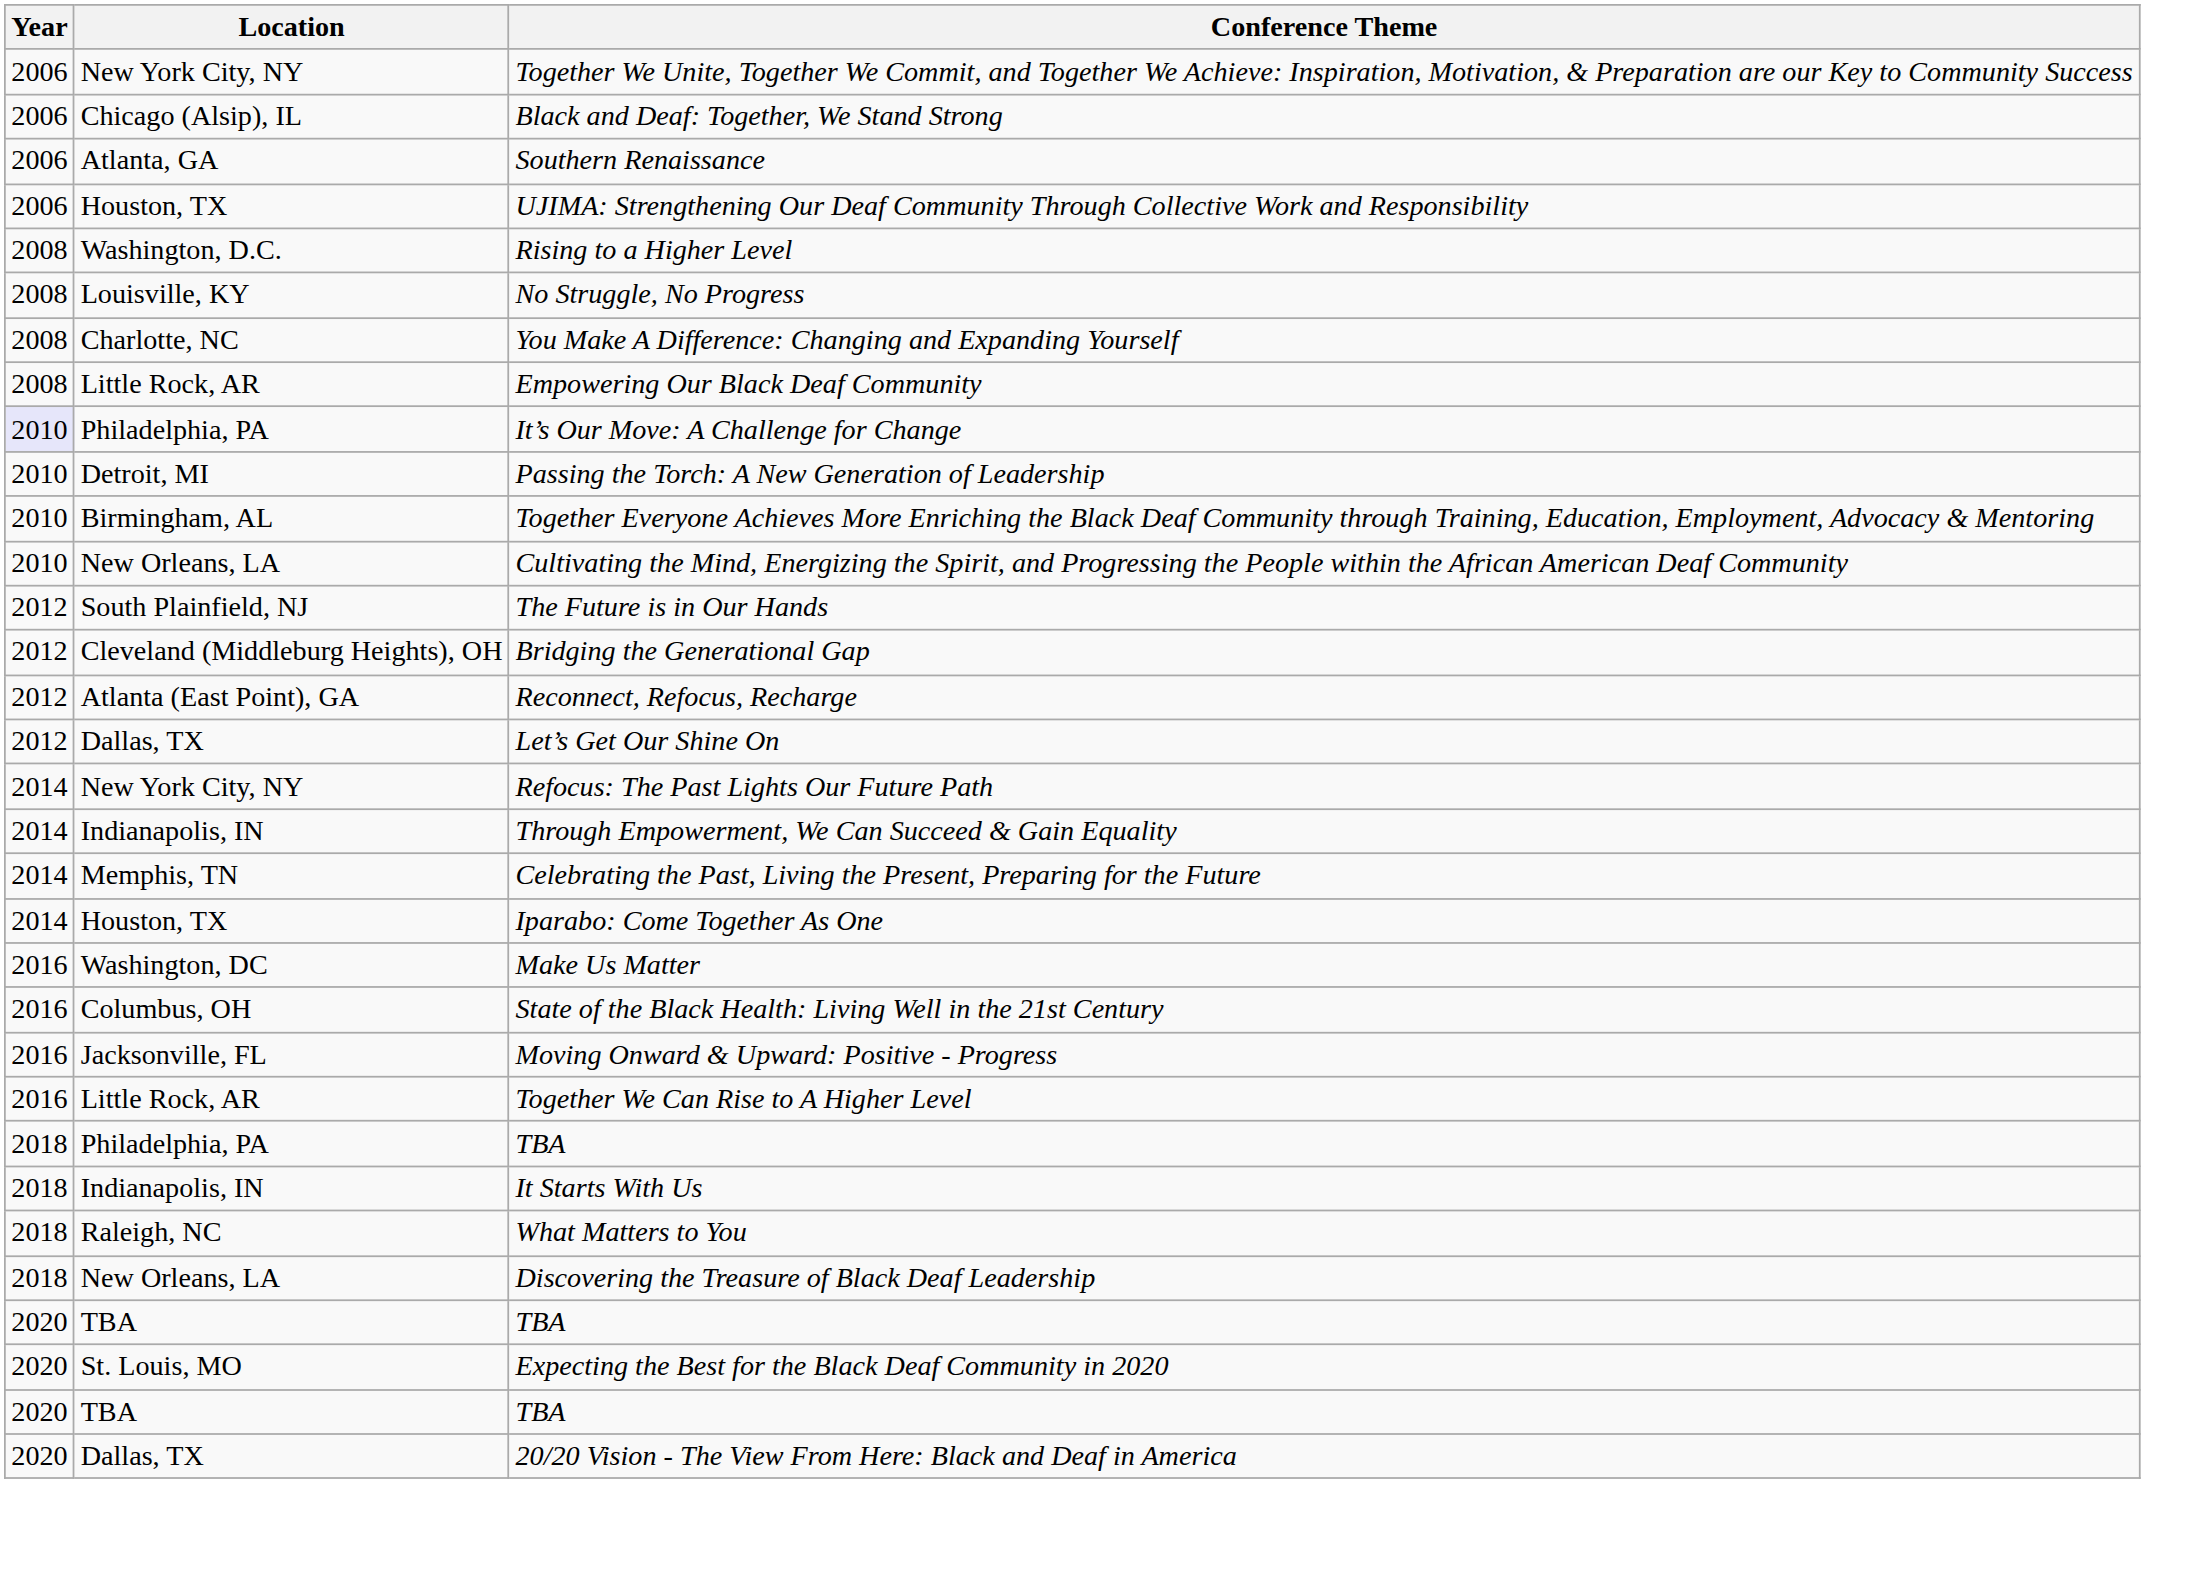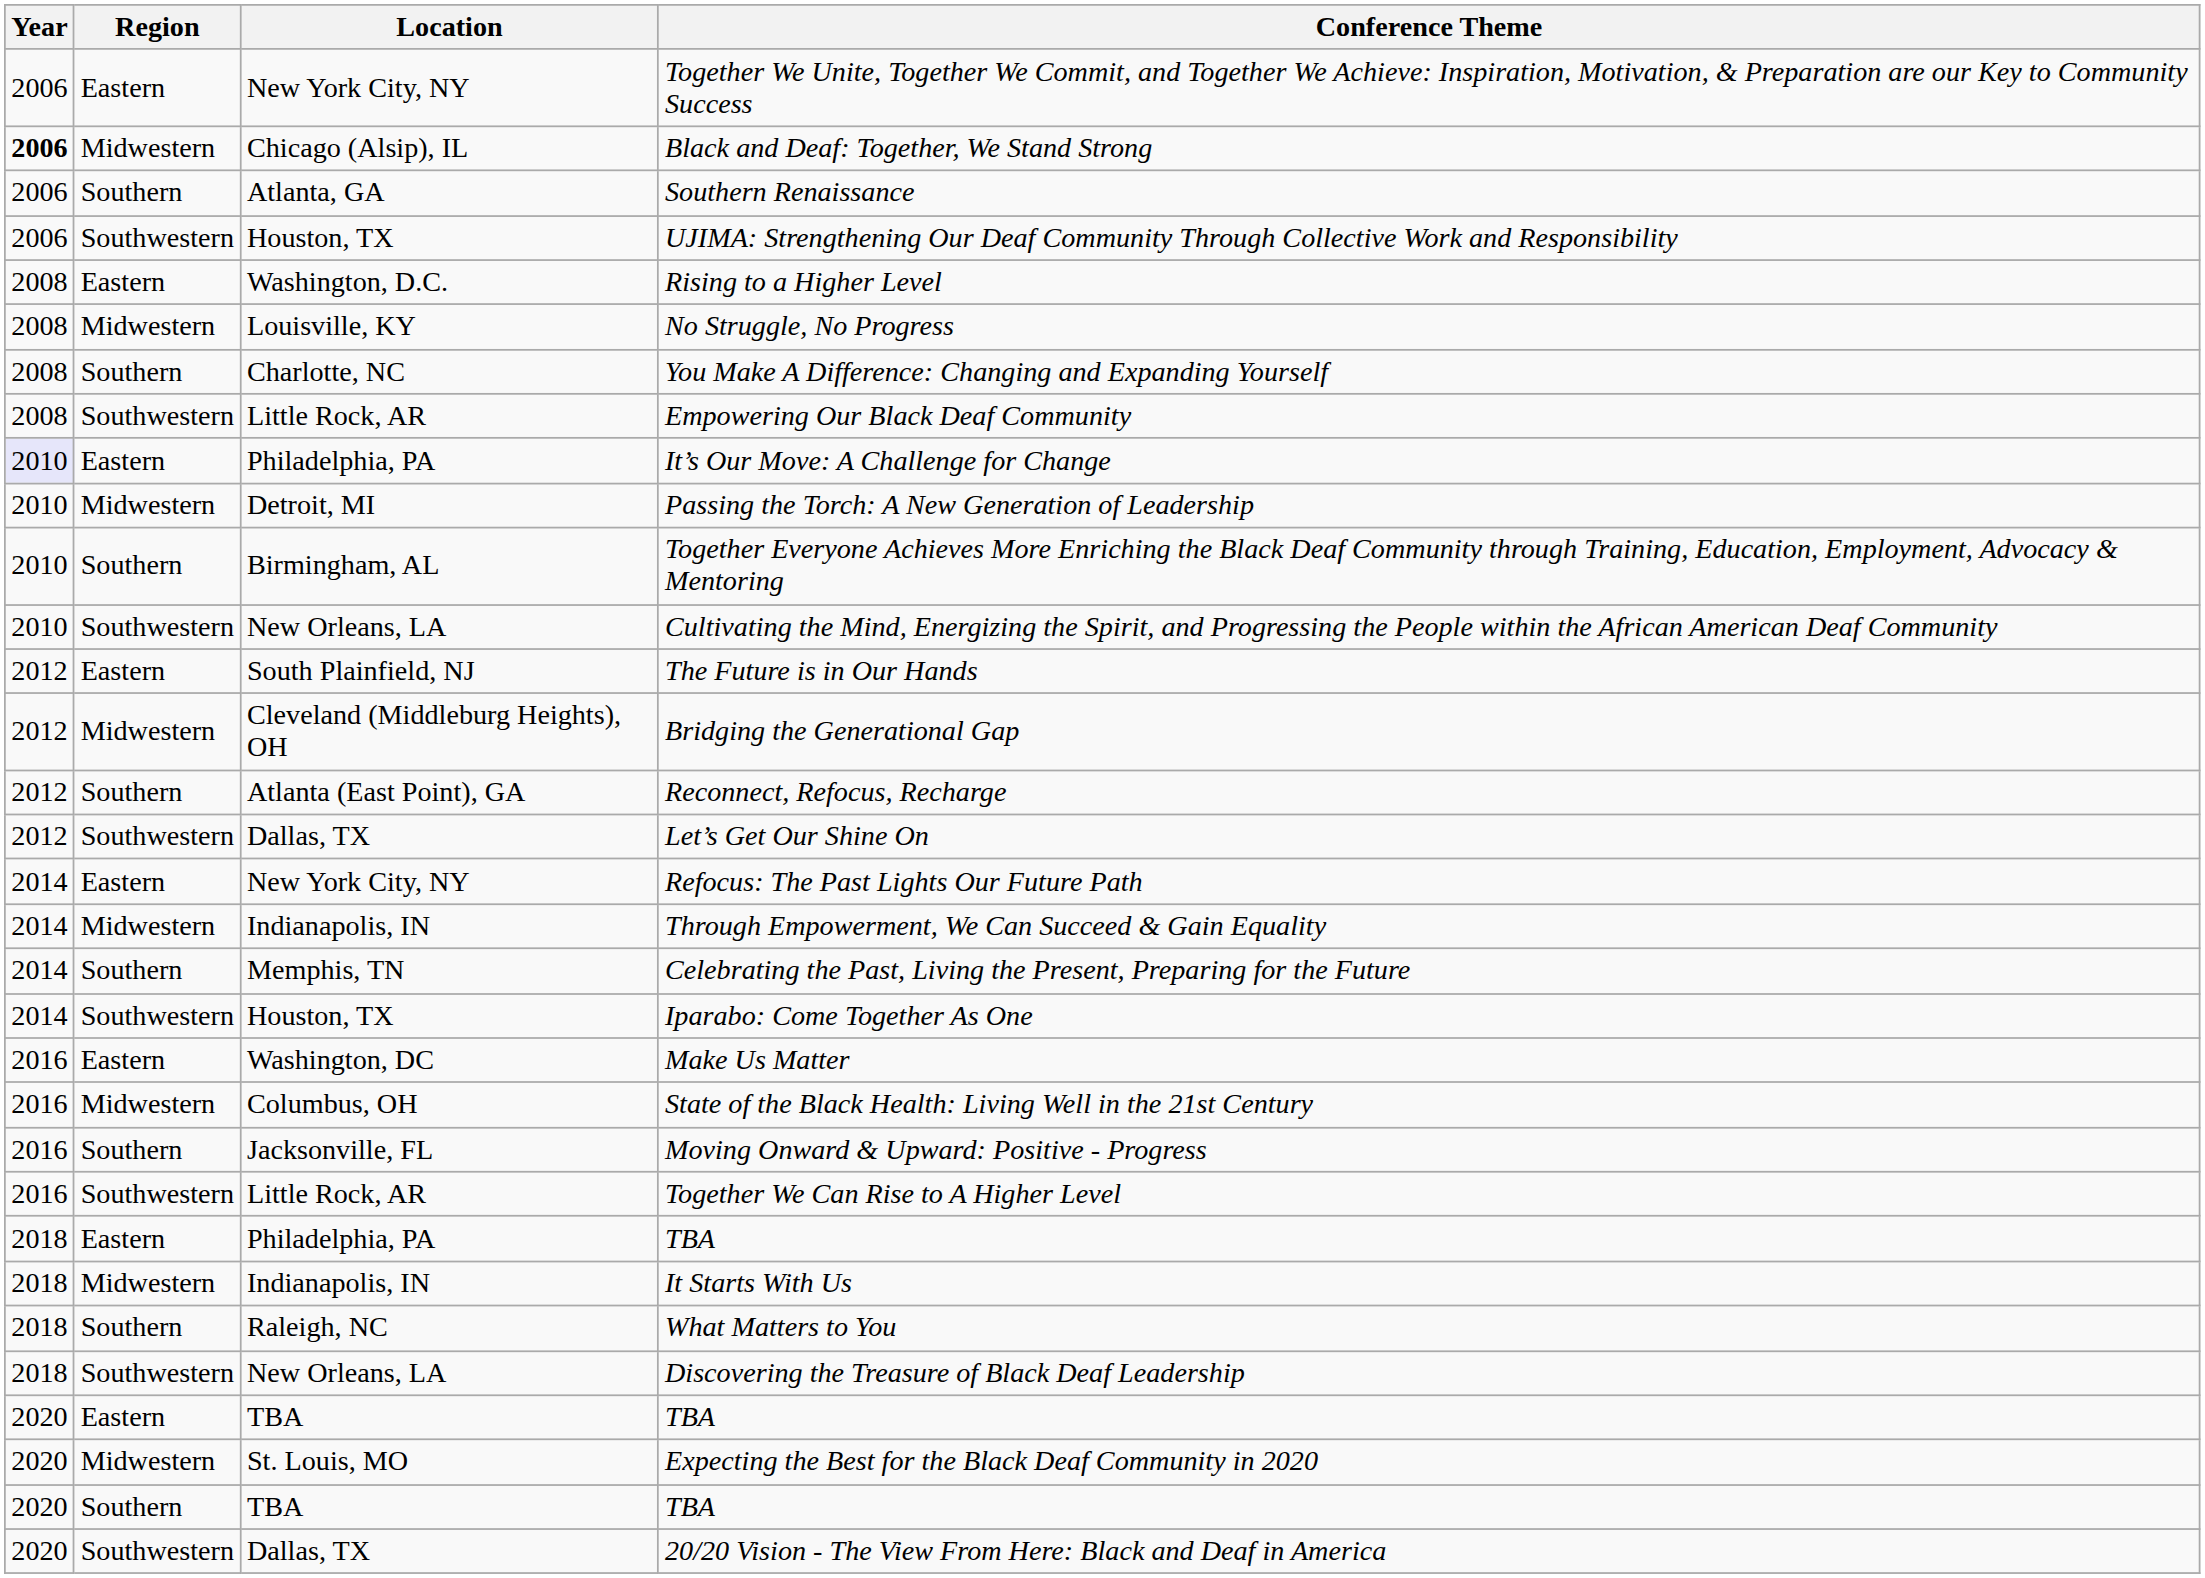+ column: (157, 26)
(40, 116) normal -> (40, 147) bold
